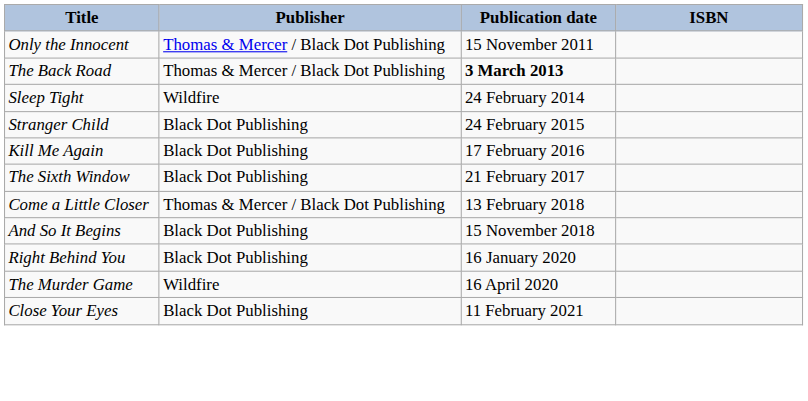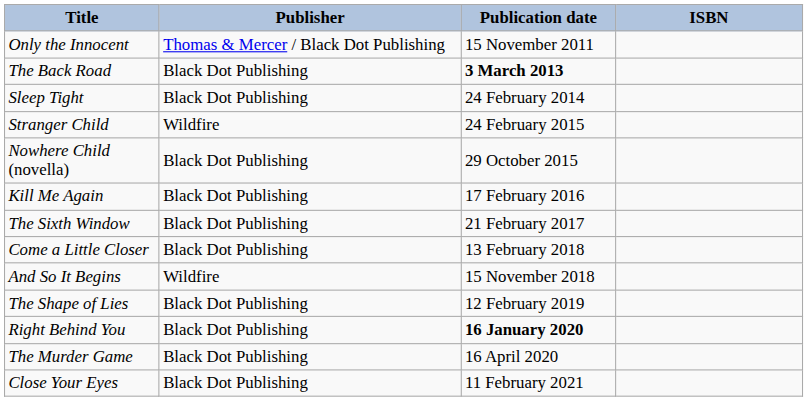(304, 71) Thomas & Mercer / Black Dot Publishing -> (235, 71) Black Dot Publishing
(191, 97) Wildfire -> (235, 97) Black Dot Publishing
(235, 124) Black Dot Publishing -> (191, 124) Wildfire
+ row: (59, 160)
(304, 204) Thomas & Mercer / Black Dot Publishing -> (235, 249) Black Dot Publishing
(235, 230) Black Dot Publishing -> (191, 276) Wildfire
+ row: (68, 303)
(520, 257) normal -> (524, 329) bold
(191, 284) Wildfire -> (235, 356) Black Dot Publishing
